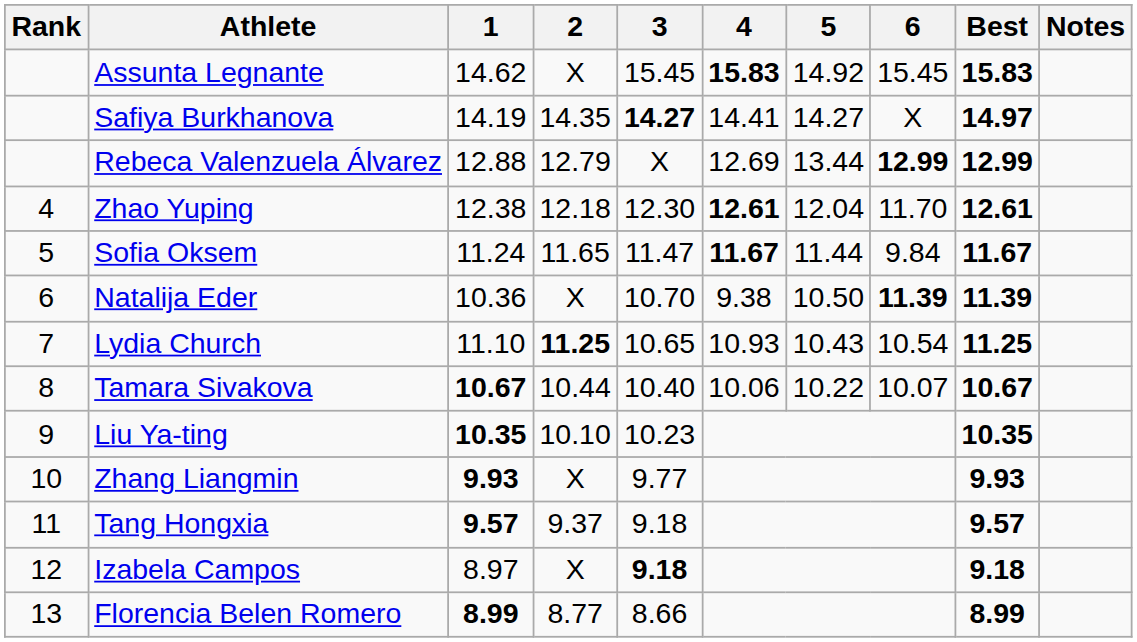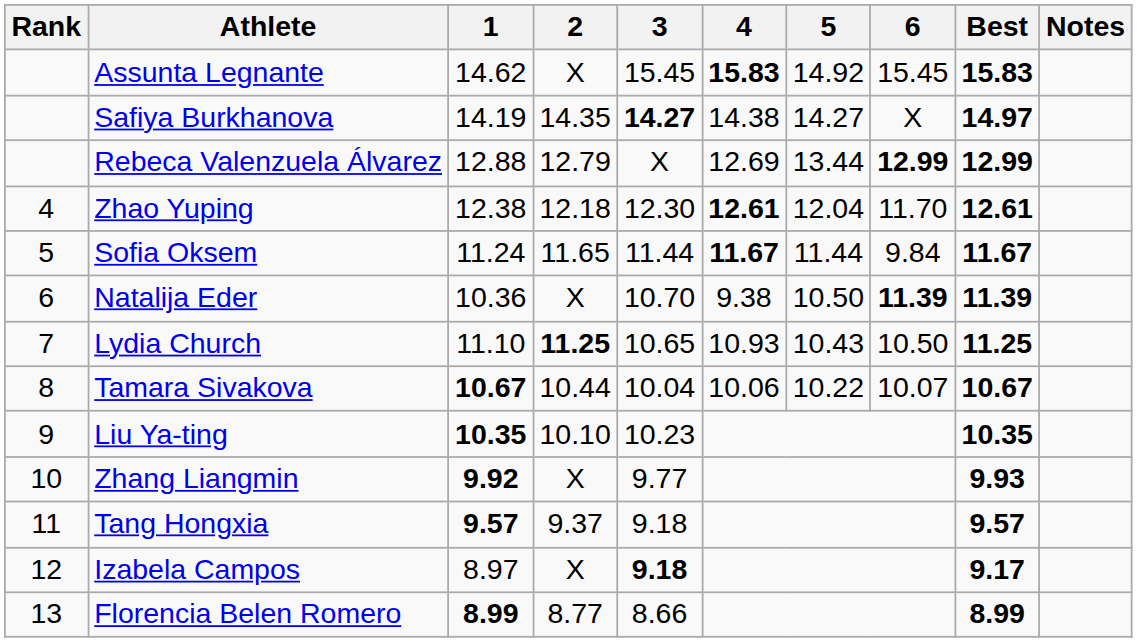(744, 117) 14.41 -> (744, 117) 14.38
(660, 252) 11.47 -> (660, 252) 11.44
(913, 343) 10.54 -> (913, 343) 10.50
(660, 388) 10.40 -> (660, 388) 10.04
(491, 478) 9.93 -> (491, 478) 9.92
(997, 569) 9.18 -> (997, 569) 9.17
